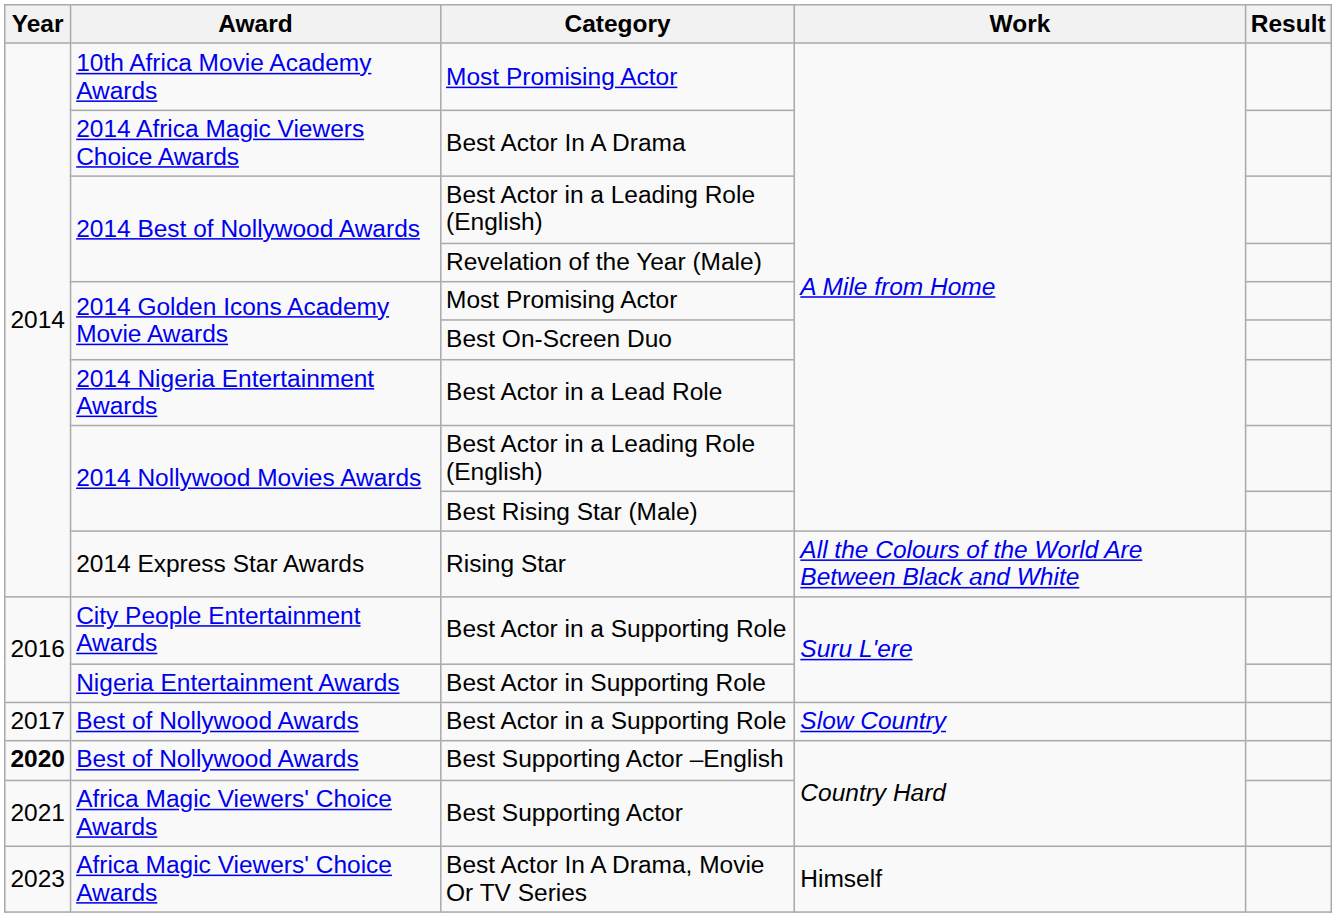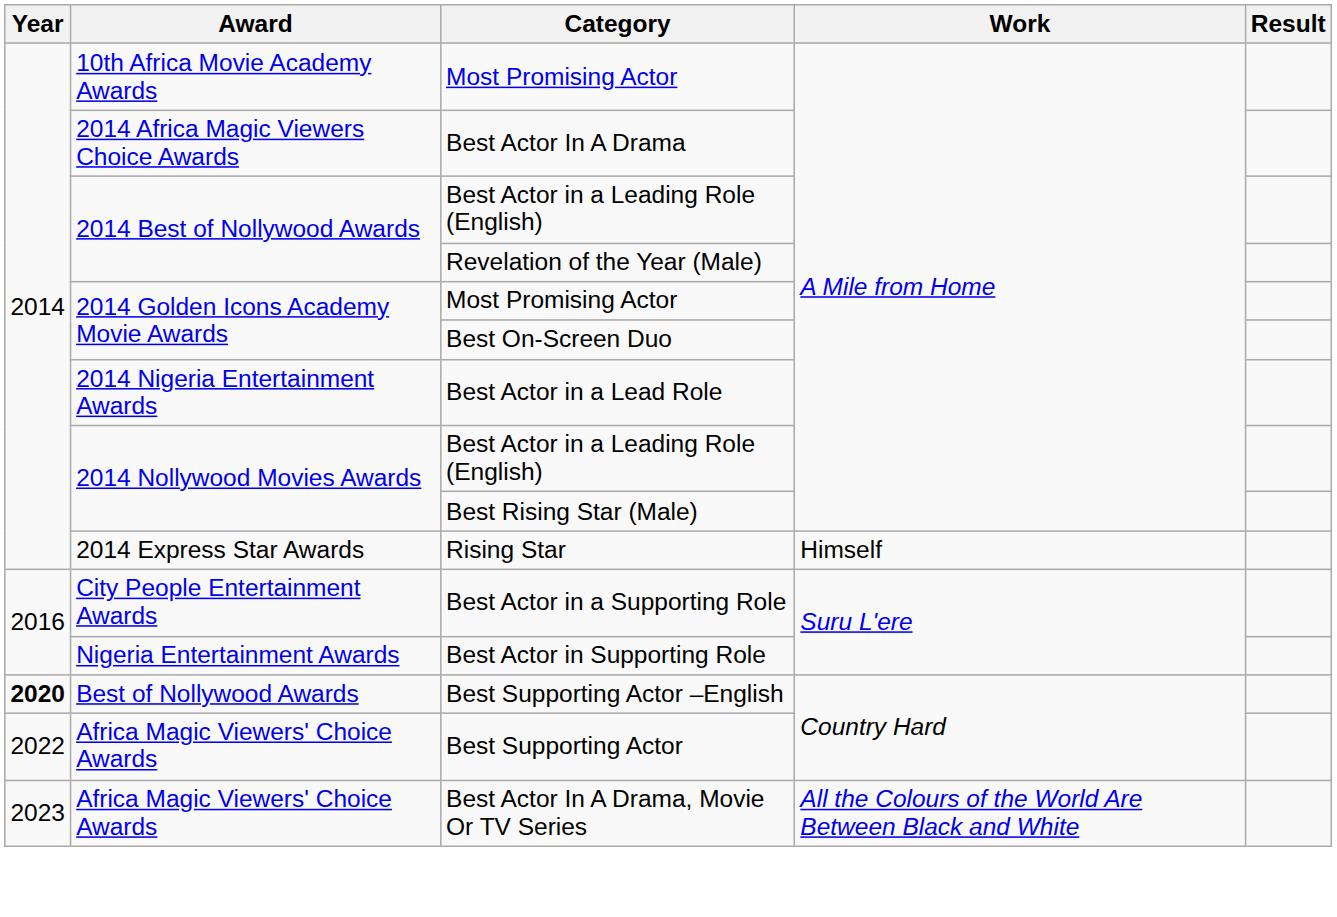(971, 563) All the Colours of the World Are Between Black and White -> (841, 549) Himself
- row: (217, 721)
(38, 812) 2021 -> (38, 746) 2022
(841, 879) Himself -> (971, 812) All the Colours of the World Are Between Black and White
